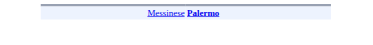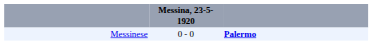+ column: (186, 15)
